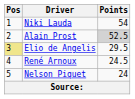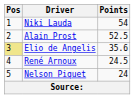(118, 37) lightgrey background -> (118, 37) no background
(118, 49) 29.5 -> (118, 49) 35.6
